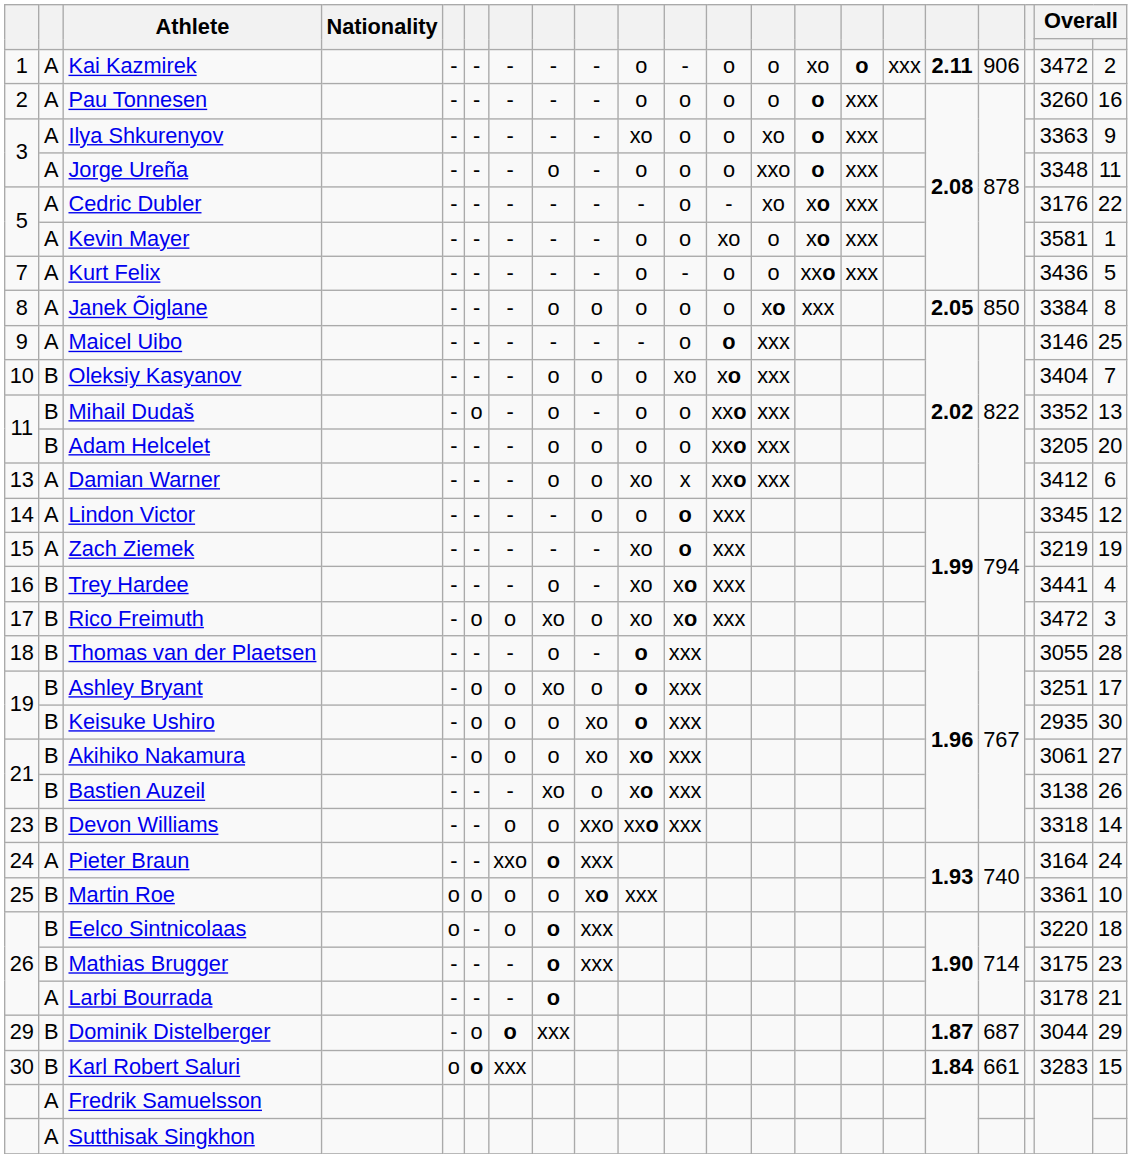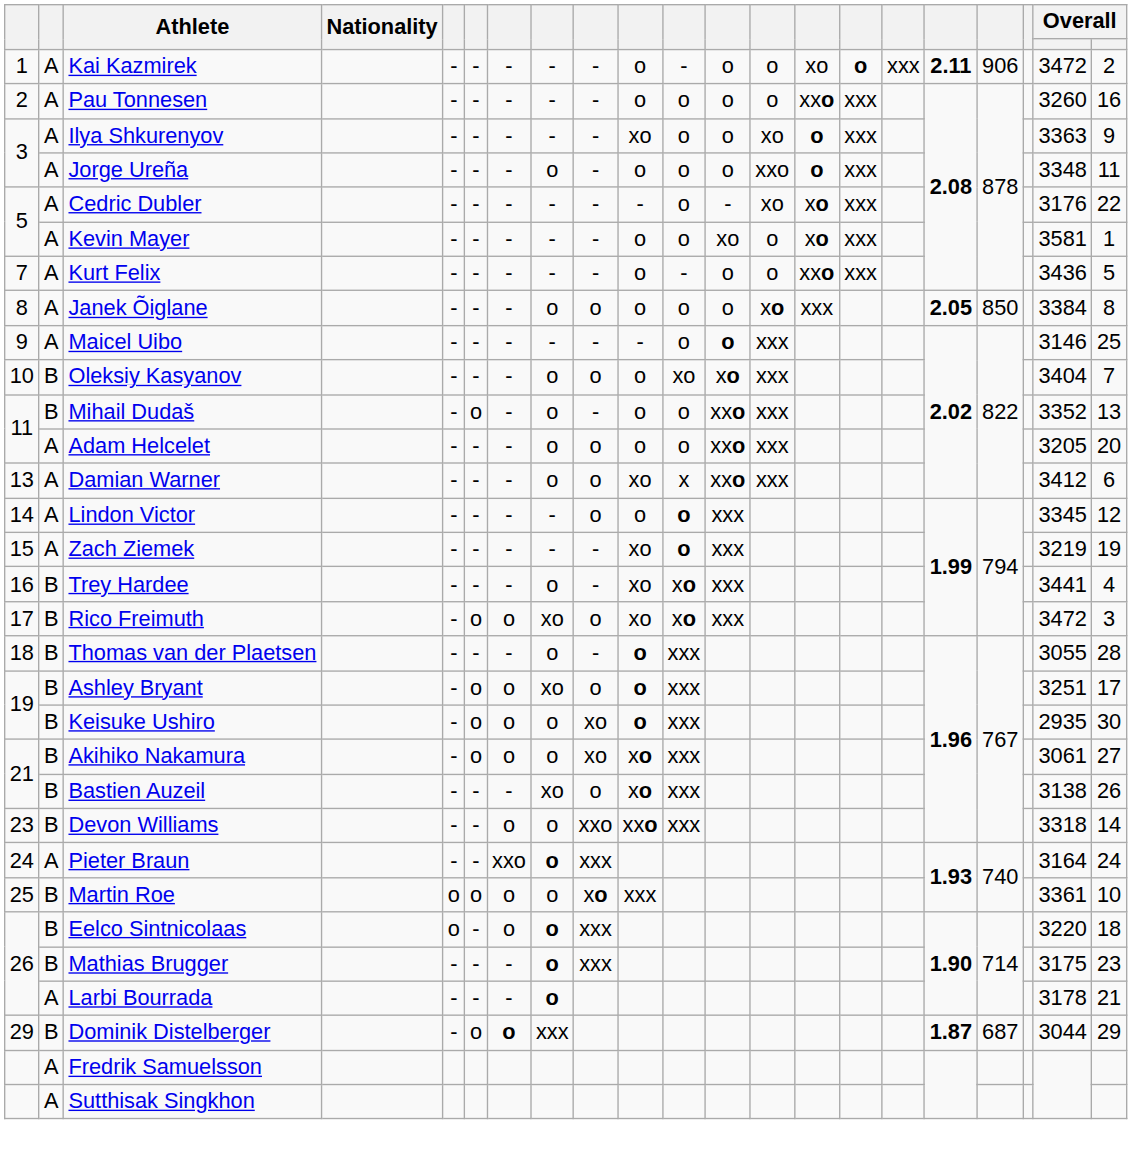(818, 100) o -> (817, 100) xxo
(51, 445) B -> (51, 445) A
- row: (154, 1067)
